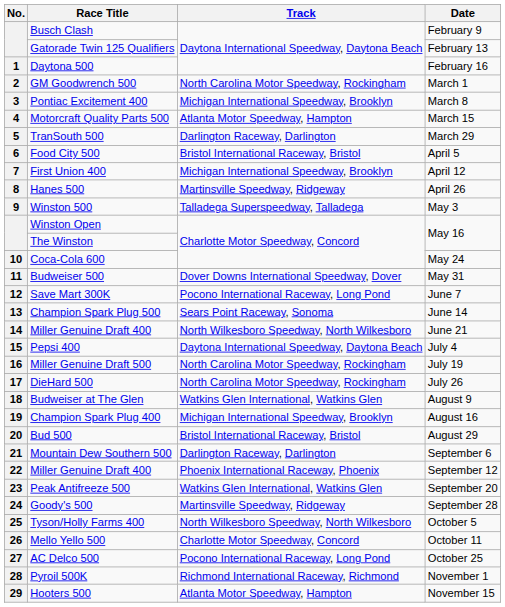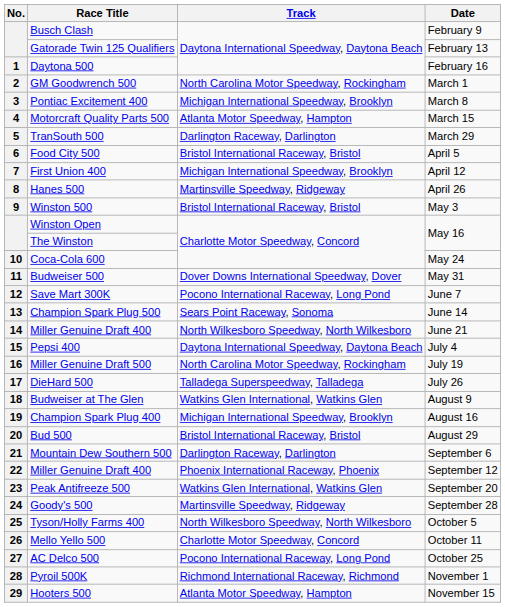(272, 206) Talladega Superspeedway, Talladega -> (270, 206) Bristol International Raceway, Bristol
(293, 382) North Carolina Motor Speedway, Rockingham -> (272, 382) Talladega Superspeedway, Talladega
